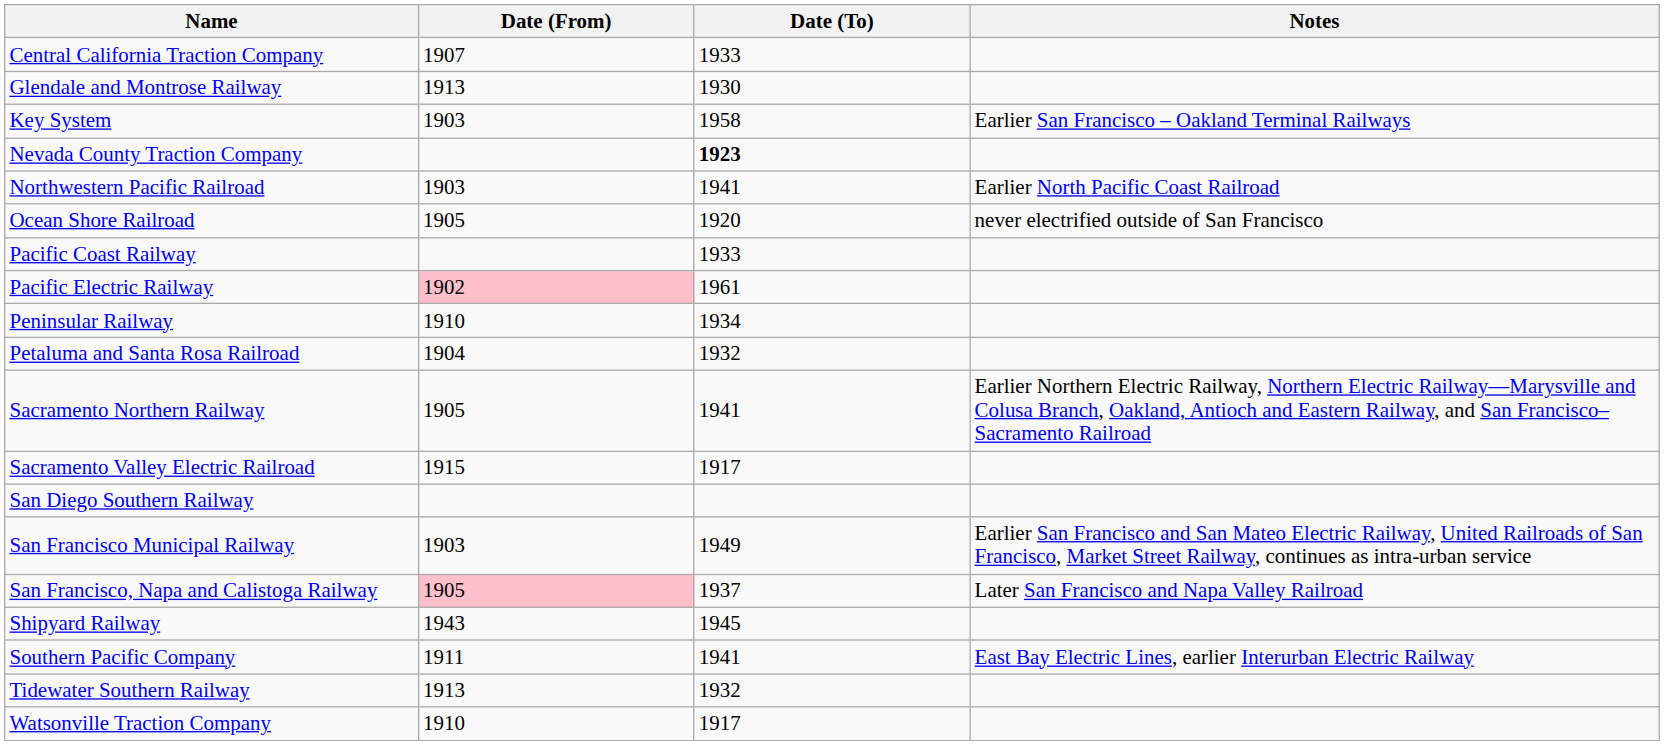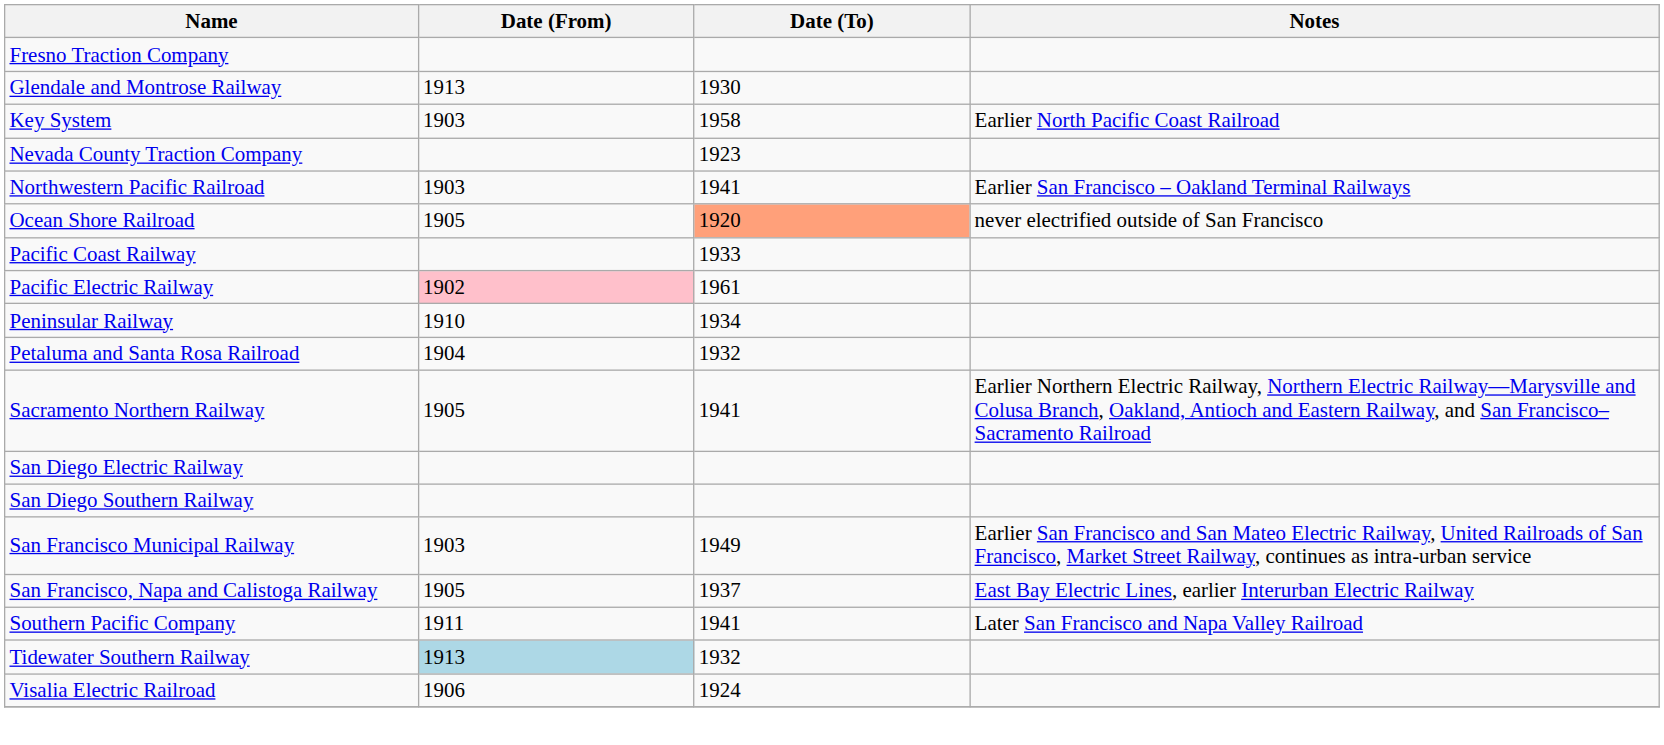- row: (166, 54)
+ row: (119, 54)
(1193, 120) Earlier San Francisco – Oakland Terminal Railways -> (1127, 120) Earlier North Pacific Coast Railroad
(720, 154) bold -> (720, 154) normal
(1127, 187) Earlier North Pacific Coast Railroad -> (1193, 187) Earlier San Francisco – Oakland Terminal Railways
(720, 220) no background -> (720, 220) lightsalmon background
- row: (162, 467)
+ row: (126, 467)
(444, 590) pink background -> (444, 590) no background
(1169, 590) Later San Francisco and Napa Valley Railroad -> (1224, 590) East Bay Electric Lines, earlier Interurban Electric Railway
- row: (85, 623)
(1224, 656) East Bay Electric Lines, earlier Interurban Electric Railway -> (1169, 623) Later San Francisco and Napa Valley Railroad
(444, 690) no background -> (444, 656) lightblue background
+ row: (112, 690)
- row: (140, 723)
